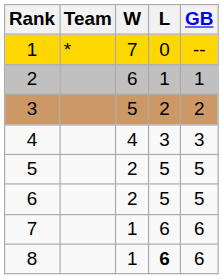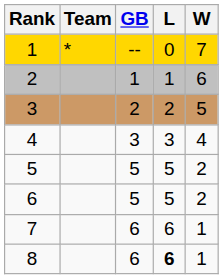columns swapped: (132, 19) <-> (199, 19)
